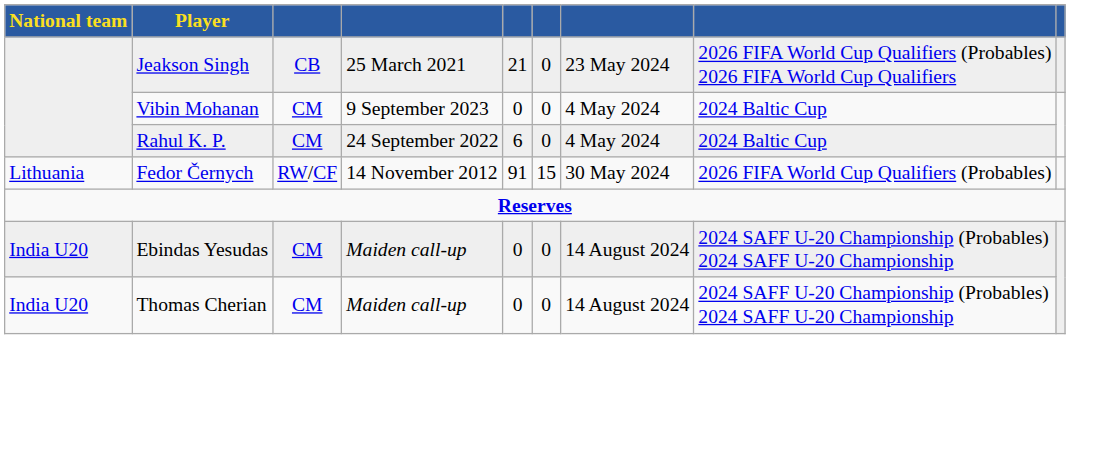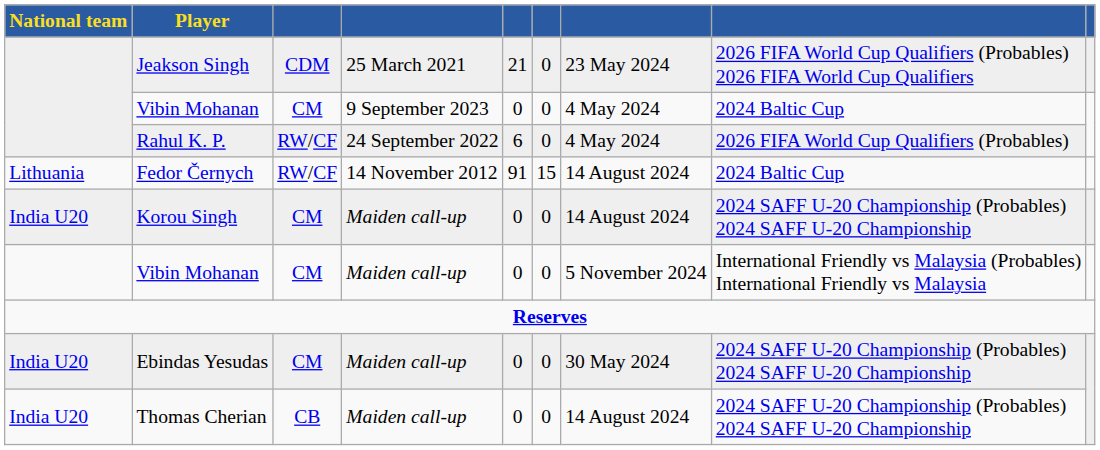(307, 64) CB -> (307, 64) CDM
(307, 141) CM -> (307, 141) RW/CF
(763, 141) 2024 Baltic Cup -> (892, 141) 2026 FIFA World Cup Qualifiers (Probables)
(617, 173) 30 May 2024 -> (627, 173) 14 August 2024
(875, 173) 2026 FIFA World Cup Qualifiers (Probables) -> (780, 173) 2024 Baltic Cup
+ row: (187, 217)
+ row: (198, 272)
(627, 249) 14 August 2024 -> (617, 360) 30 May 2024
(307, 305) CM -> (307, 416) CB
